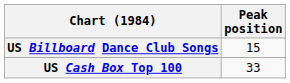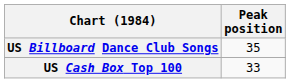(253, 48) 15 -> (253, 48) 35
